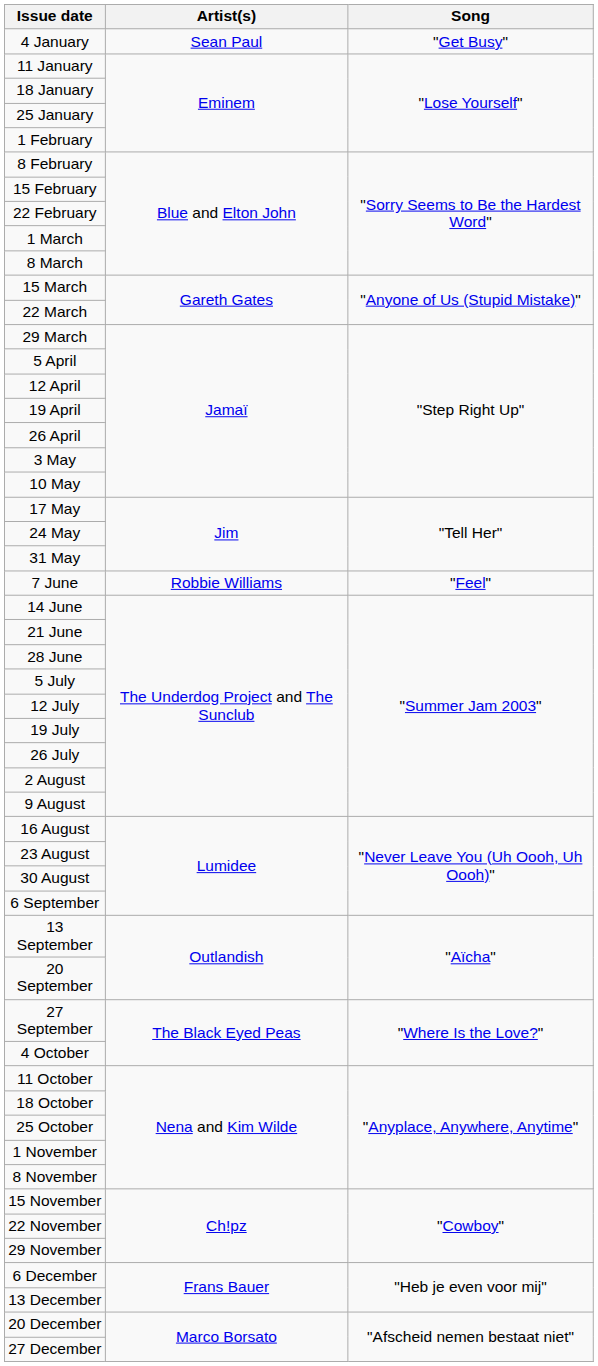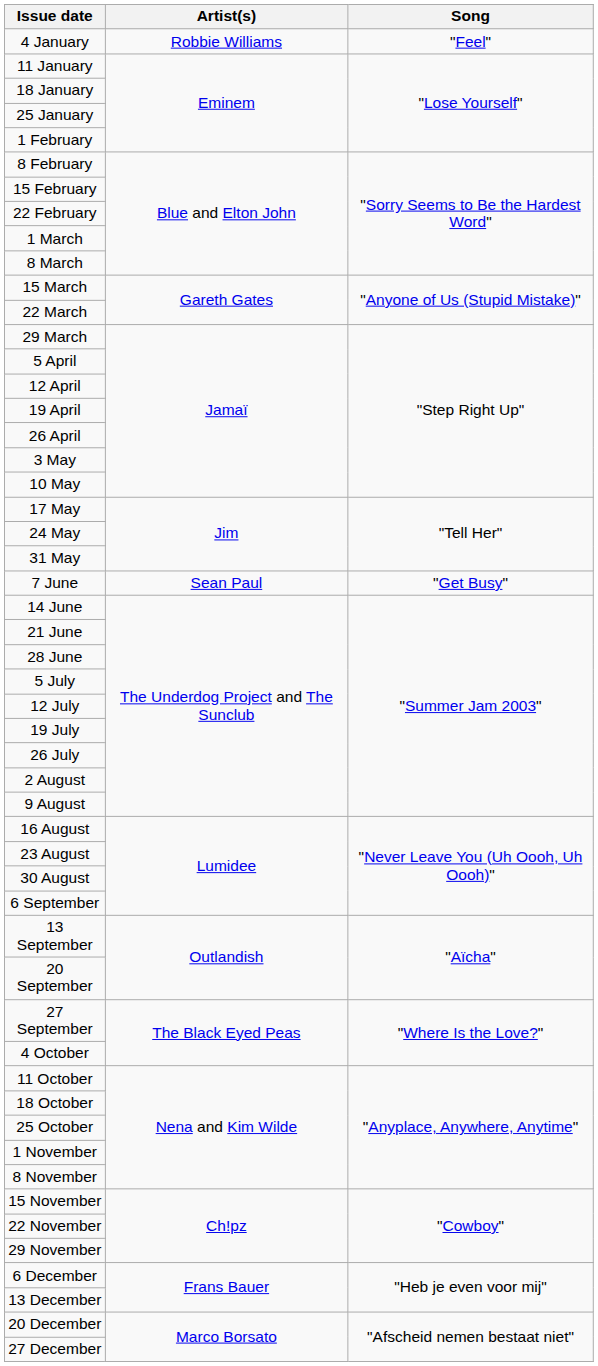(226, 41) Sean Paul -> (226, 41) Robbie Williams
(471, 41) "Get Busy" -> (471, 41) "Feel"
(226, 582) Robbie Williams -> (226, 582) Sean Paul
(471, 582) "Feel" -> (471, 582) "Get Busy"
